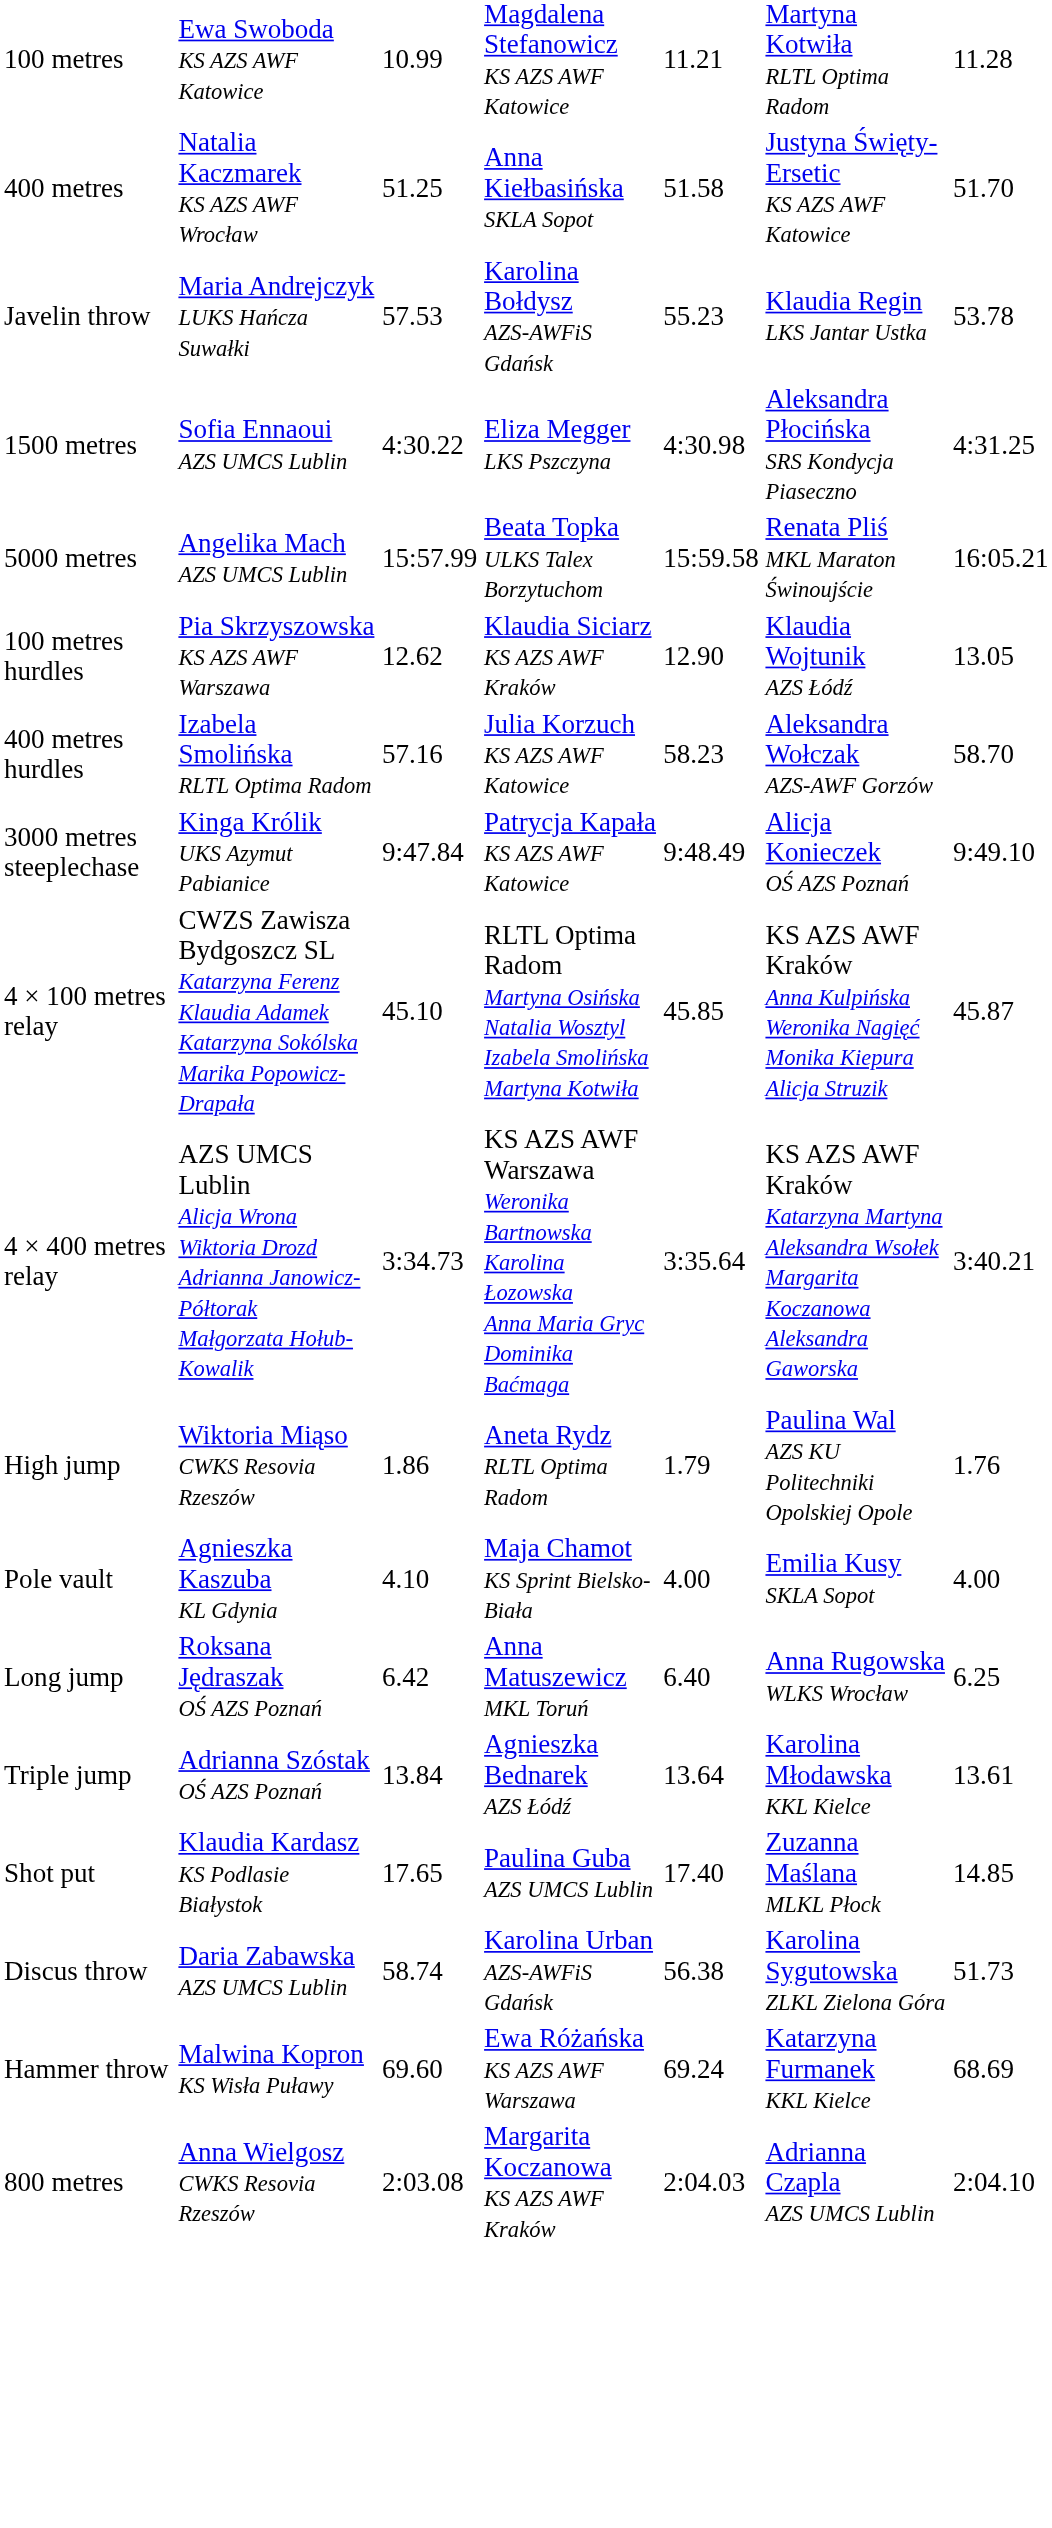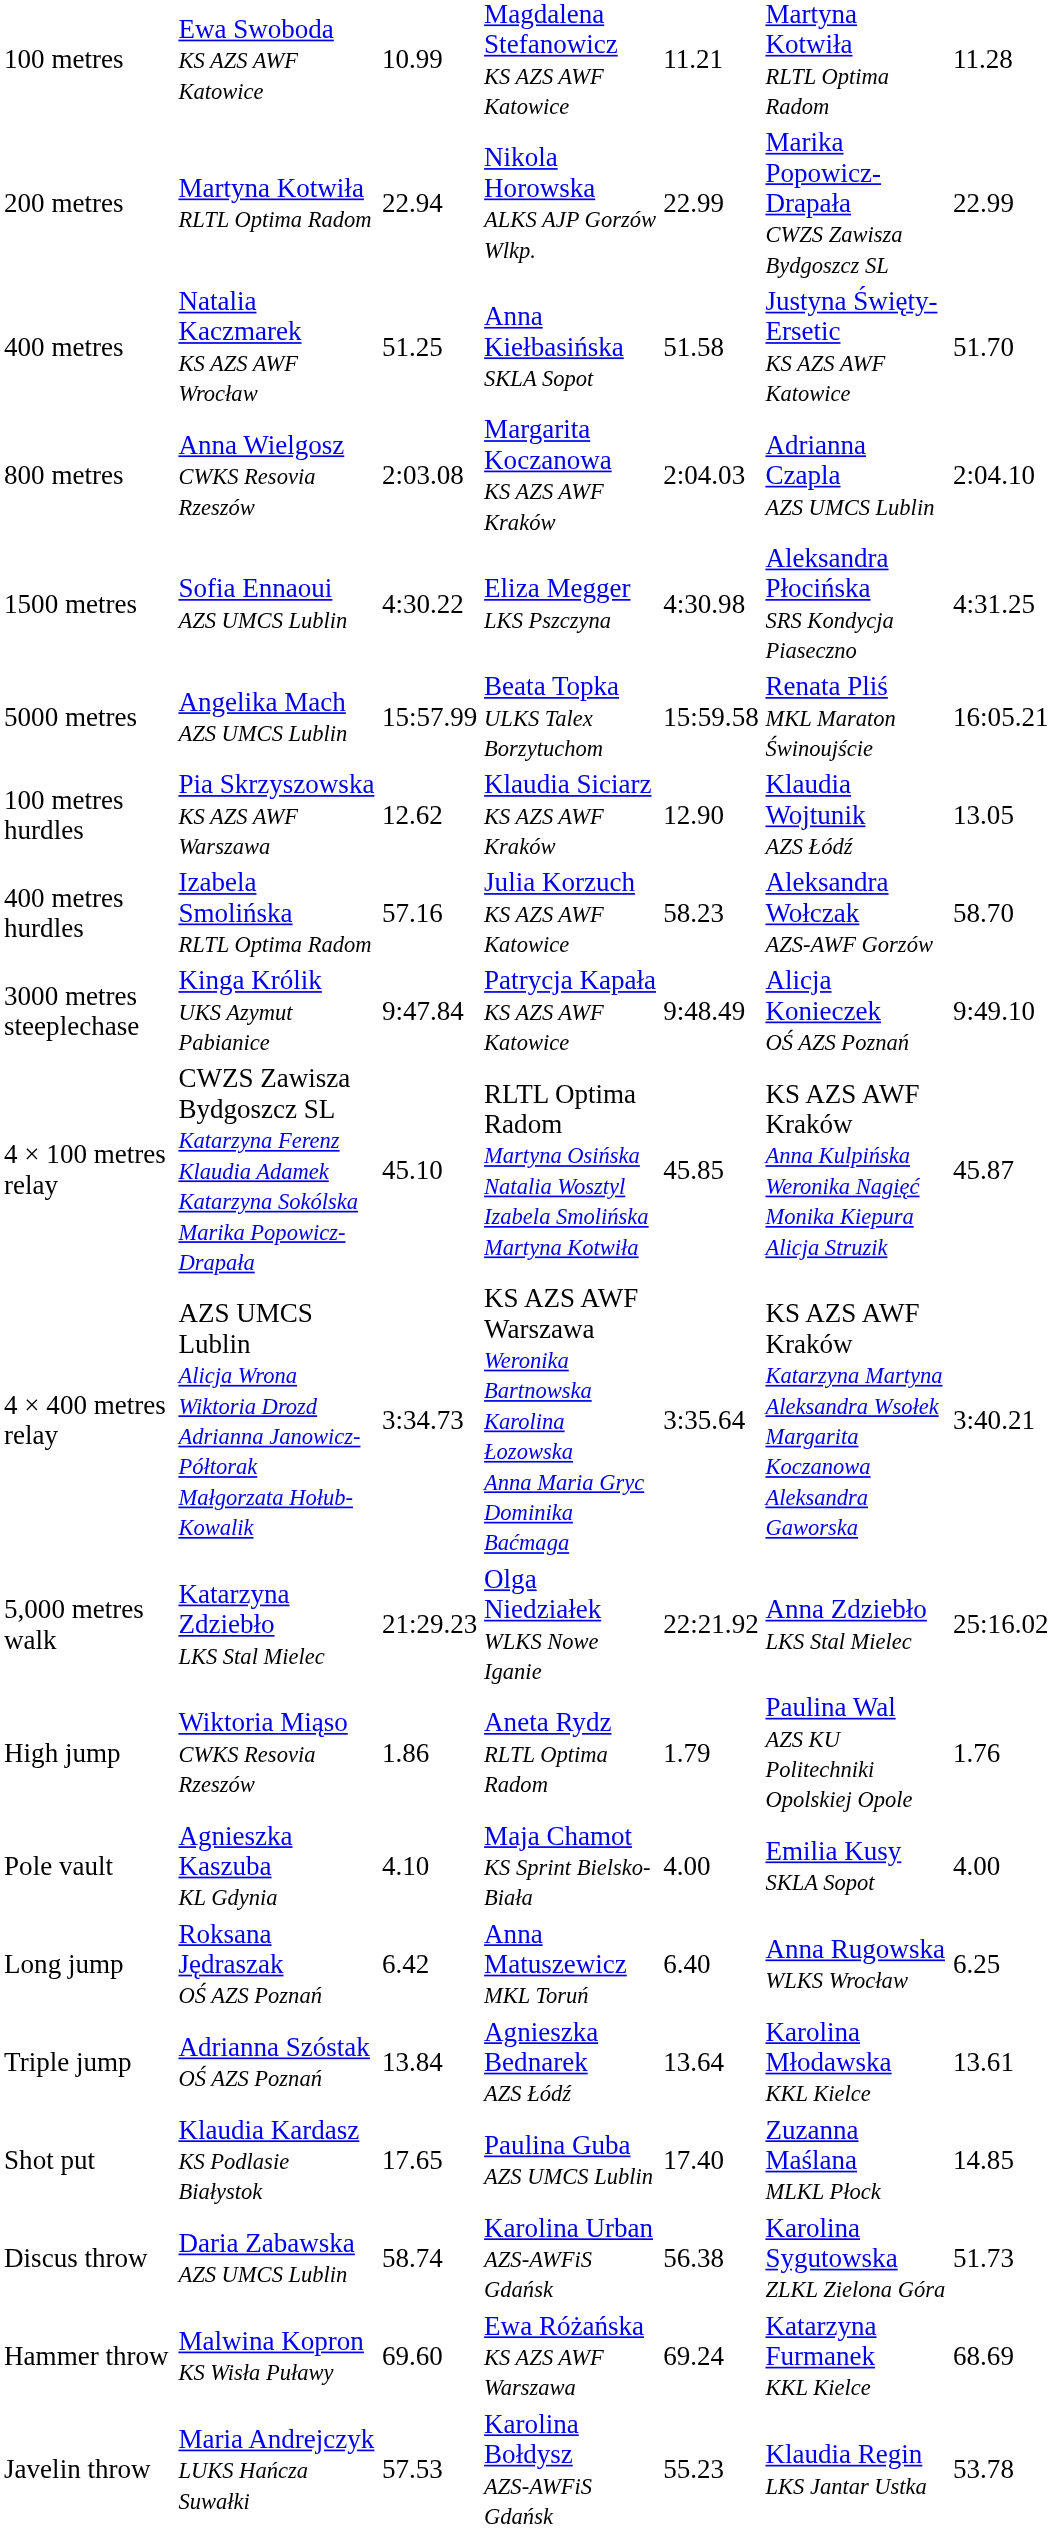+ row: (64, 203)
rows swapped: (64, 2182) <-> (77, 316)
+ row: (74, 1624)
